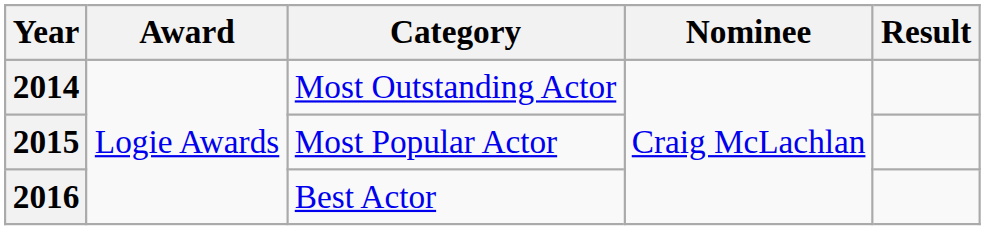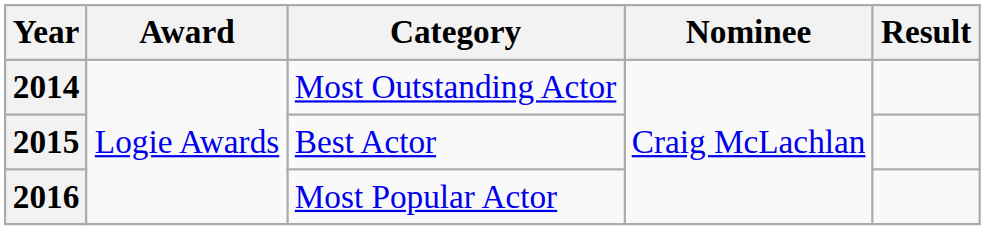(426, 141) Most Popular Actor -> (365, 141) Best Actor
(365, 196) Best Actor -> (426, 196) Most Popular Actor
